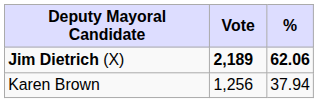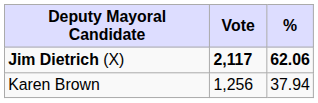(233, 60) 2,189 -> (233, 60) 2,117
